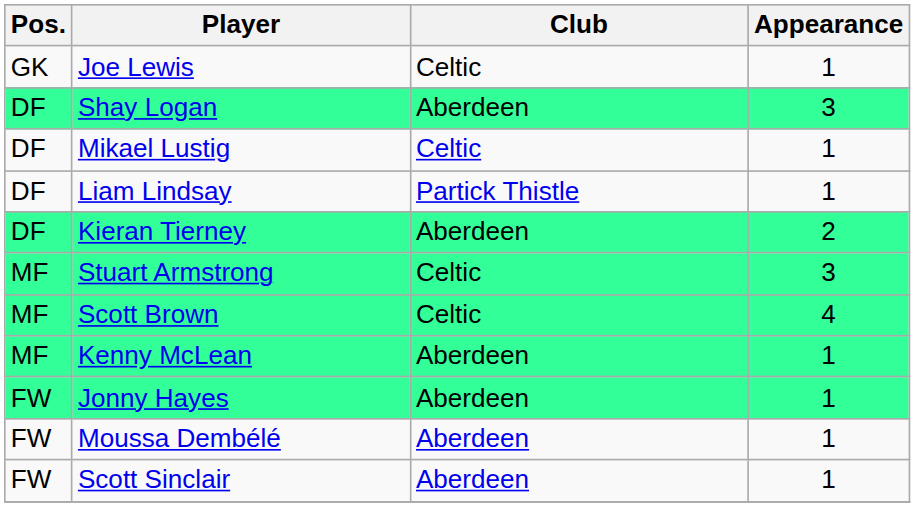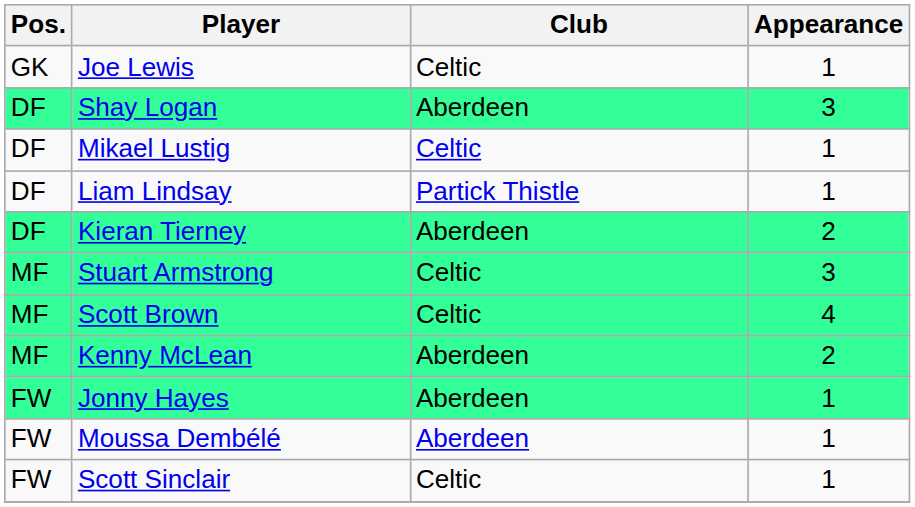(829, 356) 1 -> (829, 356) 2
(473, 480) Aberdeen -> (449, 480) Celtic
